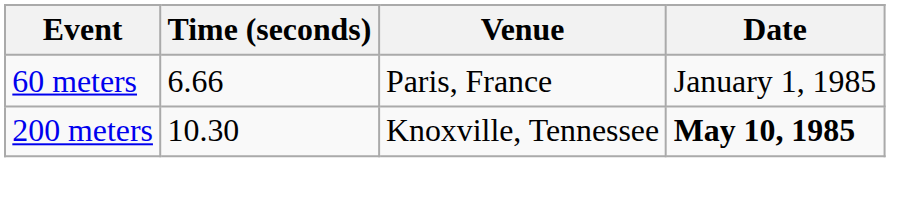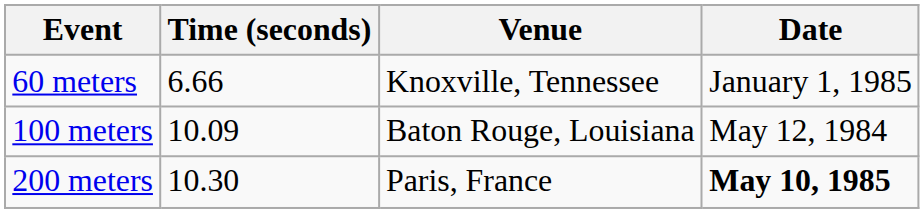(469, 80) Paris, France -> (523, 80) Knoxville, Tennessee
+ row: (83, 130)
(523, 130) Knoxville, Tennessee -> (469, 181) Paris, France
